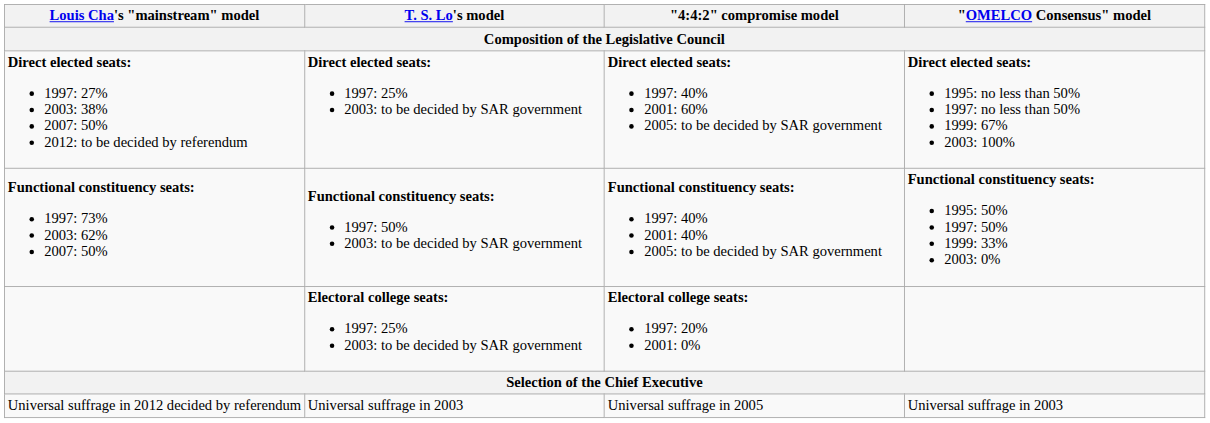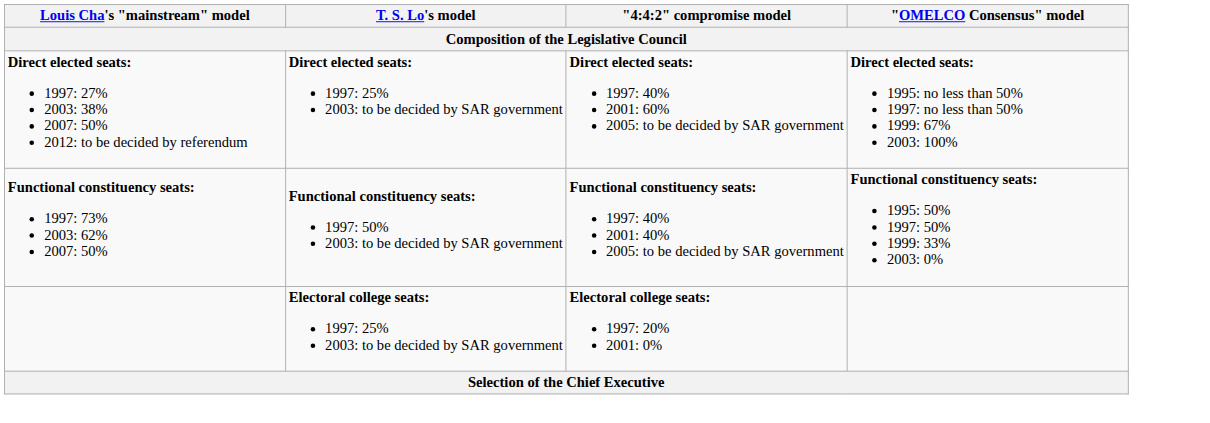- row: (154, 405)
